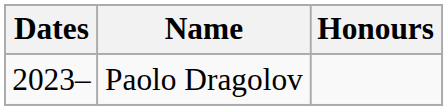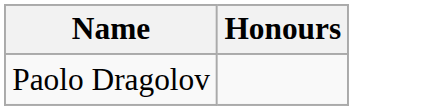- column: (51, 29)
